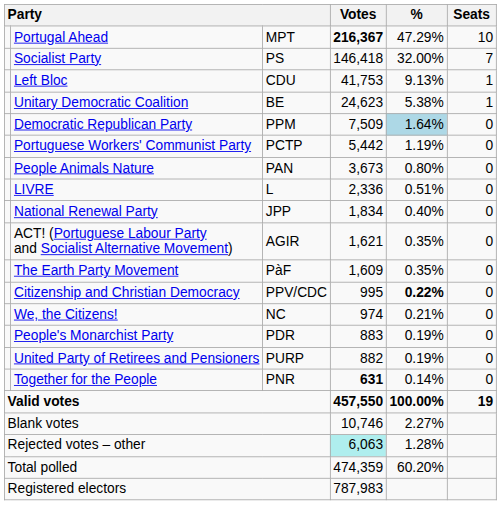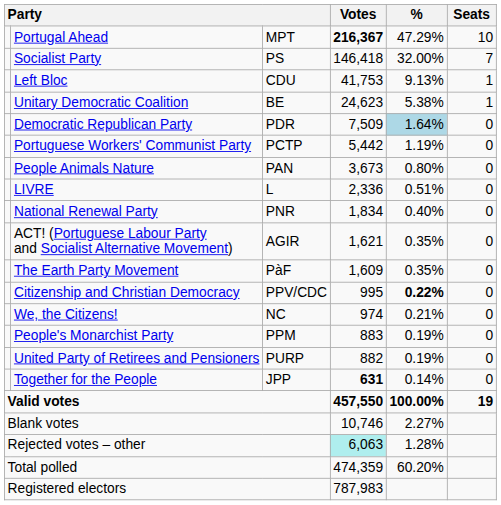(281, 124) PPM -> (280, 124) PDR
(278, 211) JPP -> (280, 211) PNR
(280, 336) PDR -> (281, 336) PPM
(280, 380) PNR -> (278, 380) JPP
